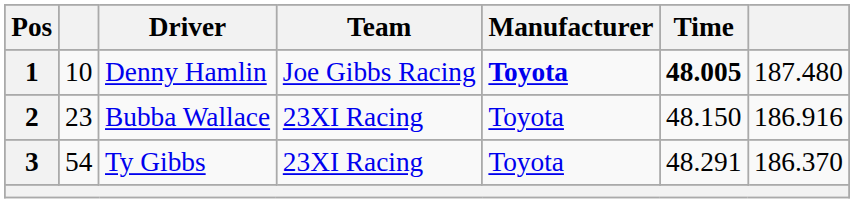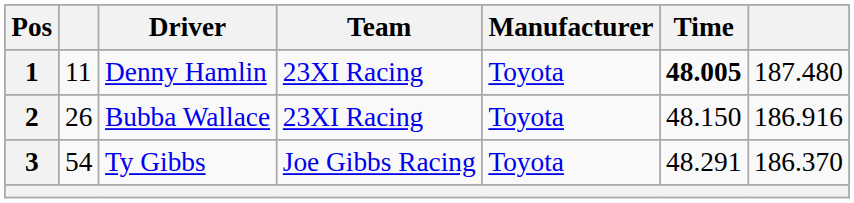(79, 72) 10 -> (78, 72) 11
(379, 72) Joe Gibbs Racing -> (353, 72) 23XI Racing
(528, 72) bold -> (526, 72) normal
(79, 117) 23 -> (79, 117) 26
(353, 162) 23XI Racing -> (379, 162) Joe Gibbs Racing
